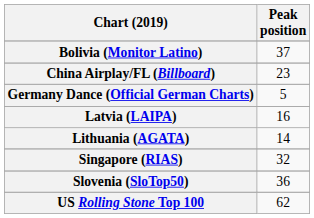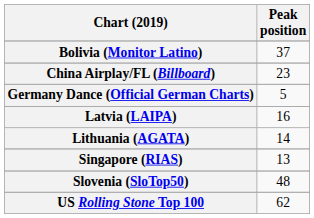(283, 159) 32 -> (283, 159) 13
(283, 181) 36 -> (283, 181) 48
